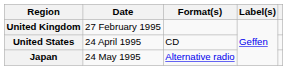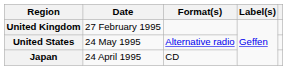(113, 42) 24 April 1995 -> (113, 42) 24 May 1995
(172, 42) CD -> (200, 42) Alternative radio
(113, 57) 24 May 1995 -> (113, 57) 24 April 1995
(200, 57) Alternative radio -> (172, 57) CD
